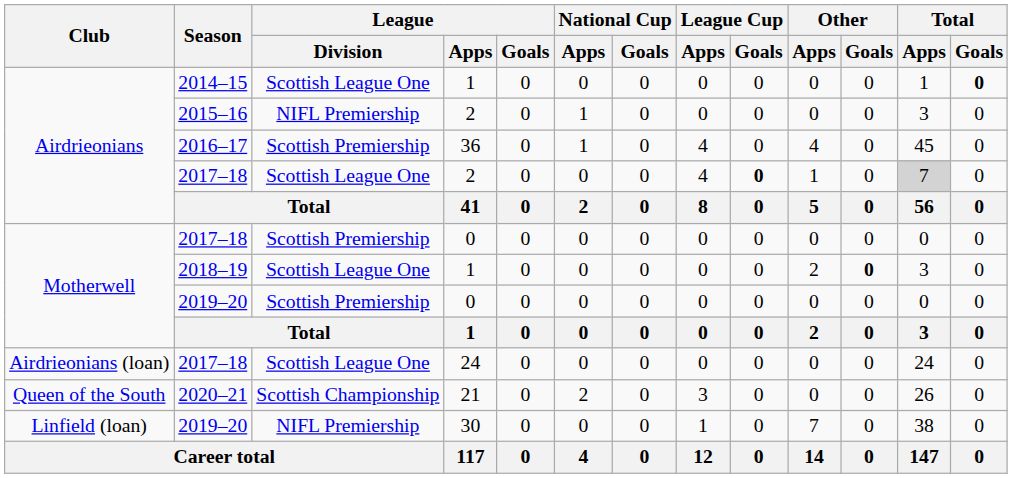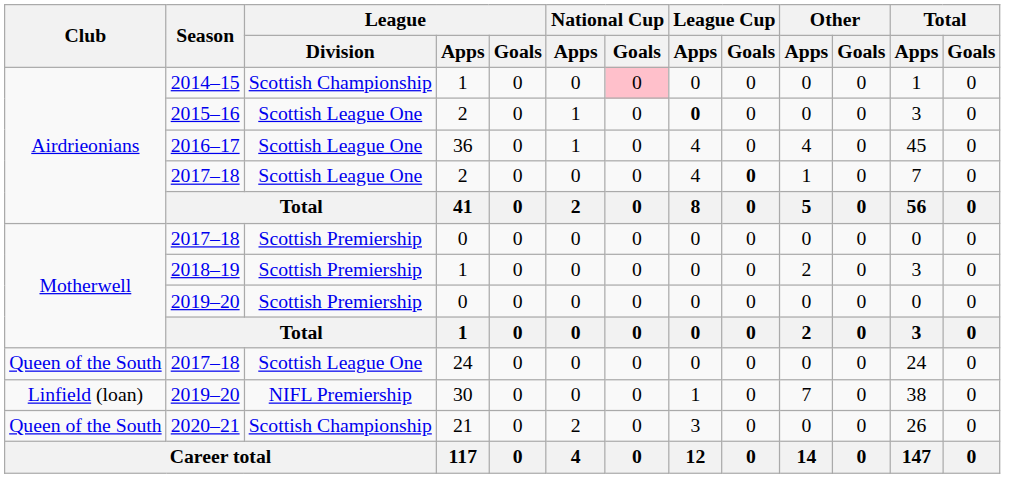(348, 82) Scottish League One -> (340, 82) Scottish Championship
(645, 82) no background -> (637, 82) pink background
(979, 82) bold -> (971, 82) normal
(348, 113) NIFL Premiership -> (340, 113) Scottish League One
(703, 113) normal -> (695, 113) bold
(348, 144) Scottish Premiership -> (340, 144) Scottish League One
(924, 176) lightgrey background -> (916, 176) no background
(348, 269) Scottish League One -> (340, 269) Scottish Premiership
(869, 269) bold -> (861, 269) normal
(89, 363) Airdrieonians (loan) -> (85, 363) Queen of the South
rows swapped: (213, 425) <-> (213, 394)
